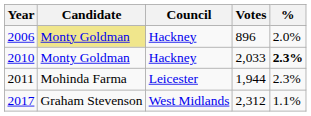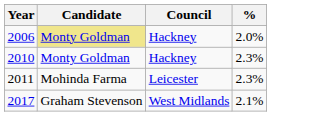- column: (251, 15)
(288, 57) bold -> (250, 57) normal
(287, 100) 1.1% -> (250, 100) 2.1%
